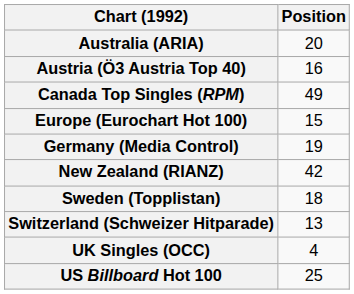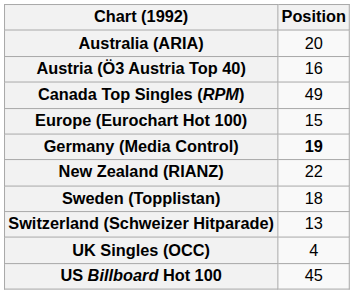(314, 146) normal -> (314, 146) bold
(314, 172) 42 -> (314, 172) 22
(314, 276) 25 -> (314, 276) 45
